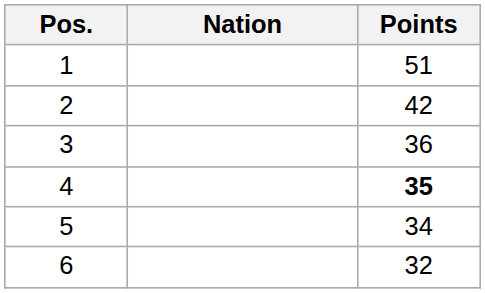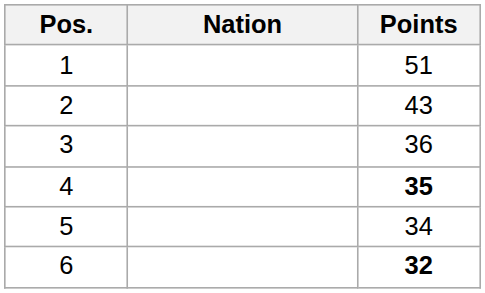(419, 105) 42 -> (419, 105) 43
(419, 266) normal -> (419, 266) bold
